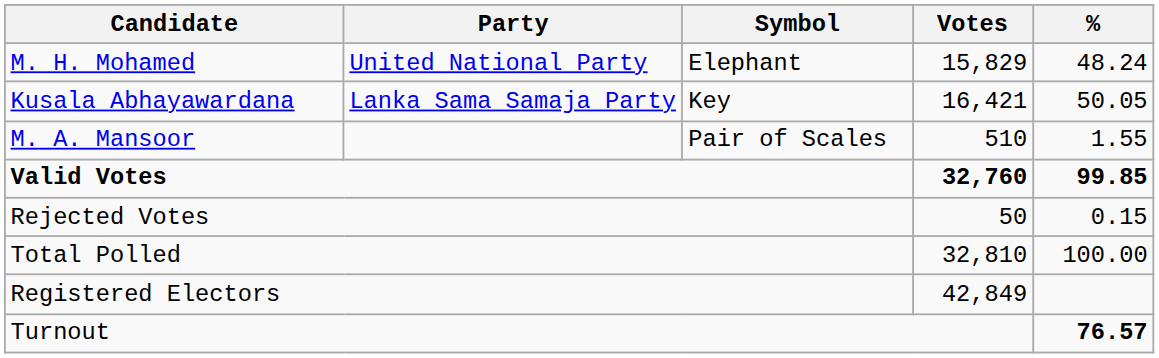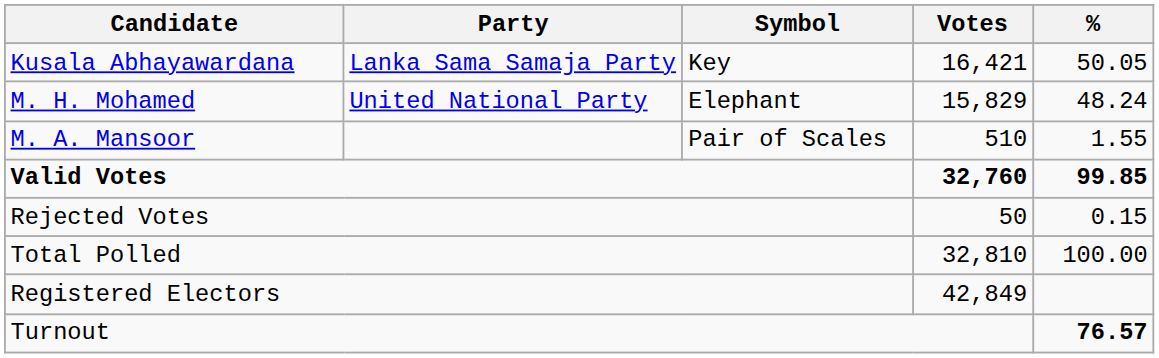rows swapped: (153, 101) <-> (103, 63)
